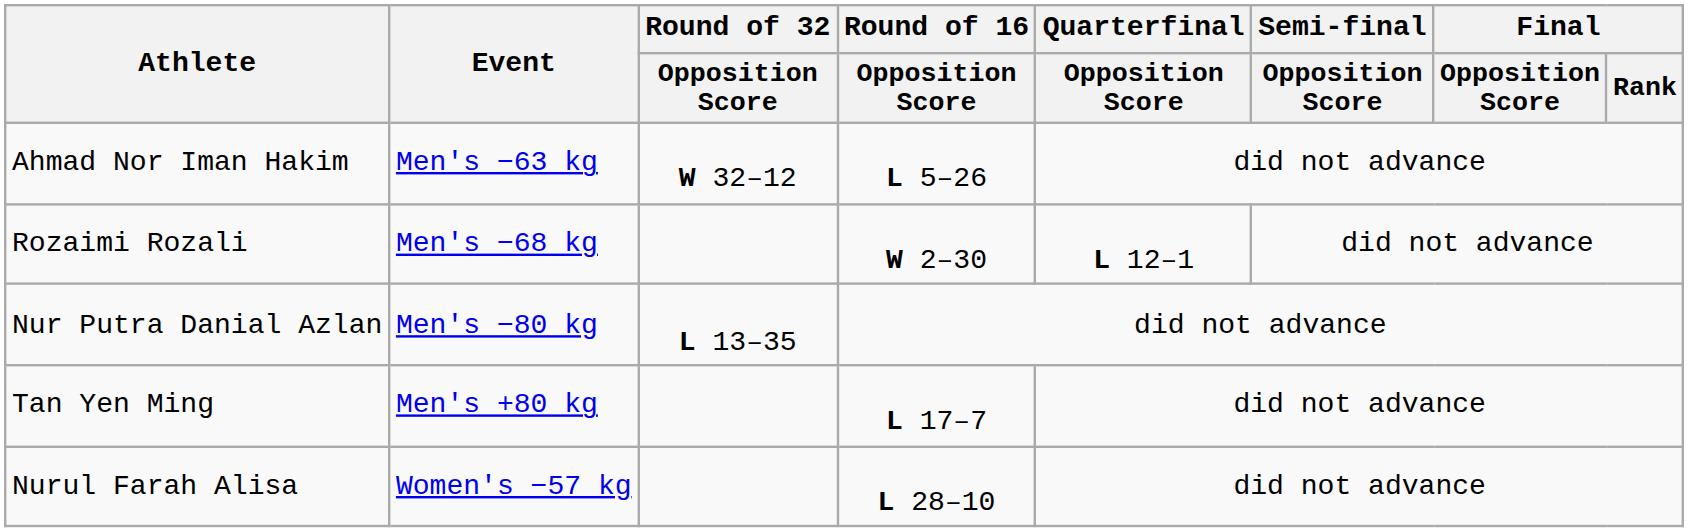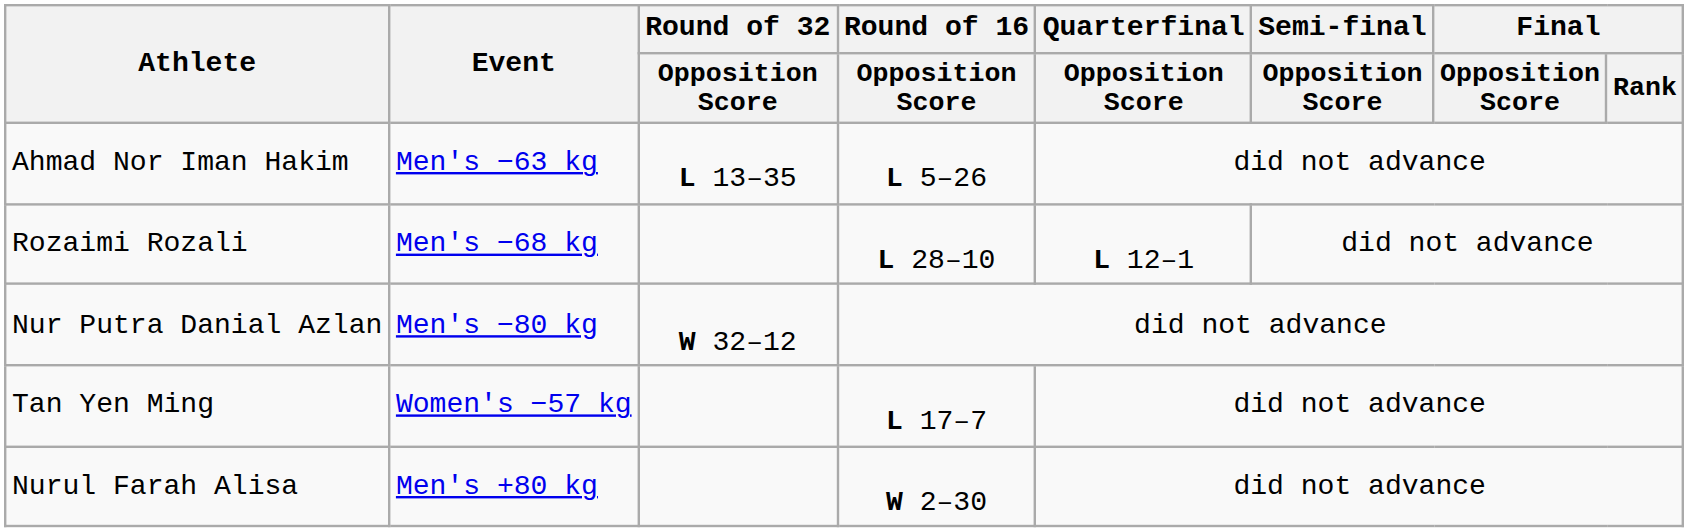(738, 180) W 32–12 -> (738, 180) L 13–35
(937, 261) W 2–30 -> (936, 261) L 28–10
(738, 341) L 13–35 -> (738, 341) W 32–12
(497, 405) Men's +80 kg -> (514, 405) Women's −57 kg
(514, 486) Women's −57 kg -> (497, 486) Men's +80 kg
(936, 503) L 28–10 -> (937, 503) W 2–30
